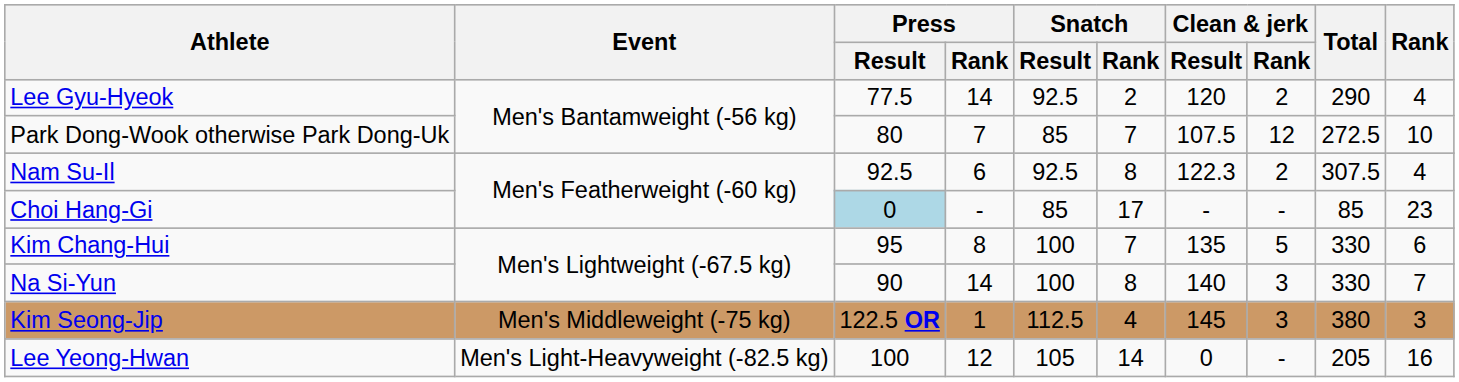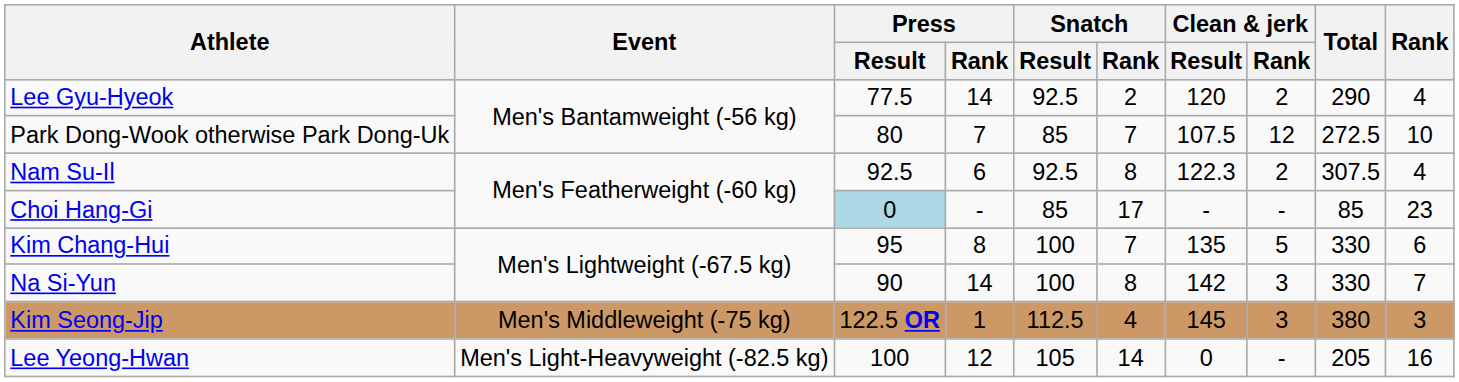(1206, 283) 140 -> (1206, 283) 142
